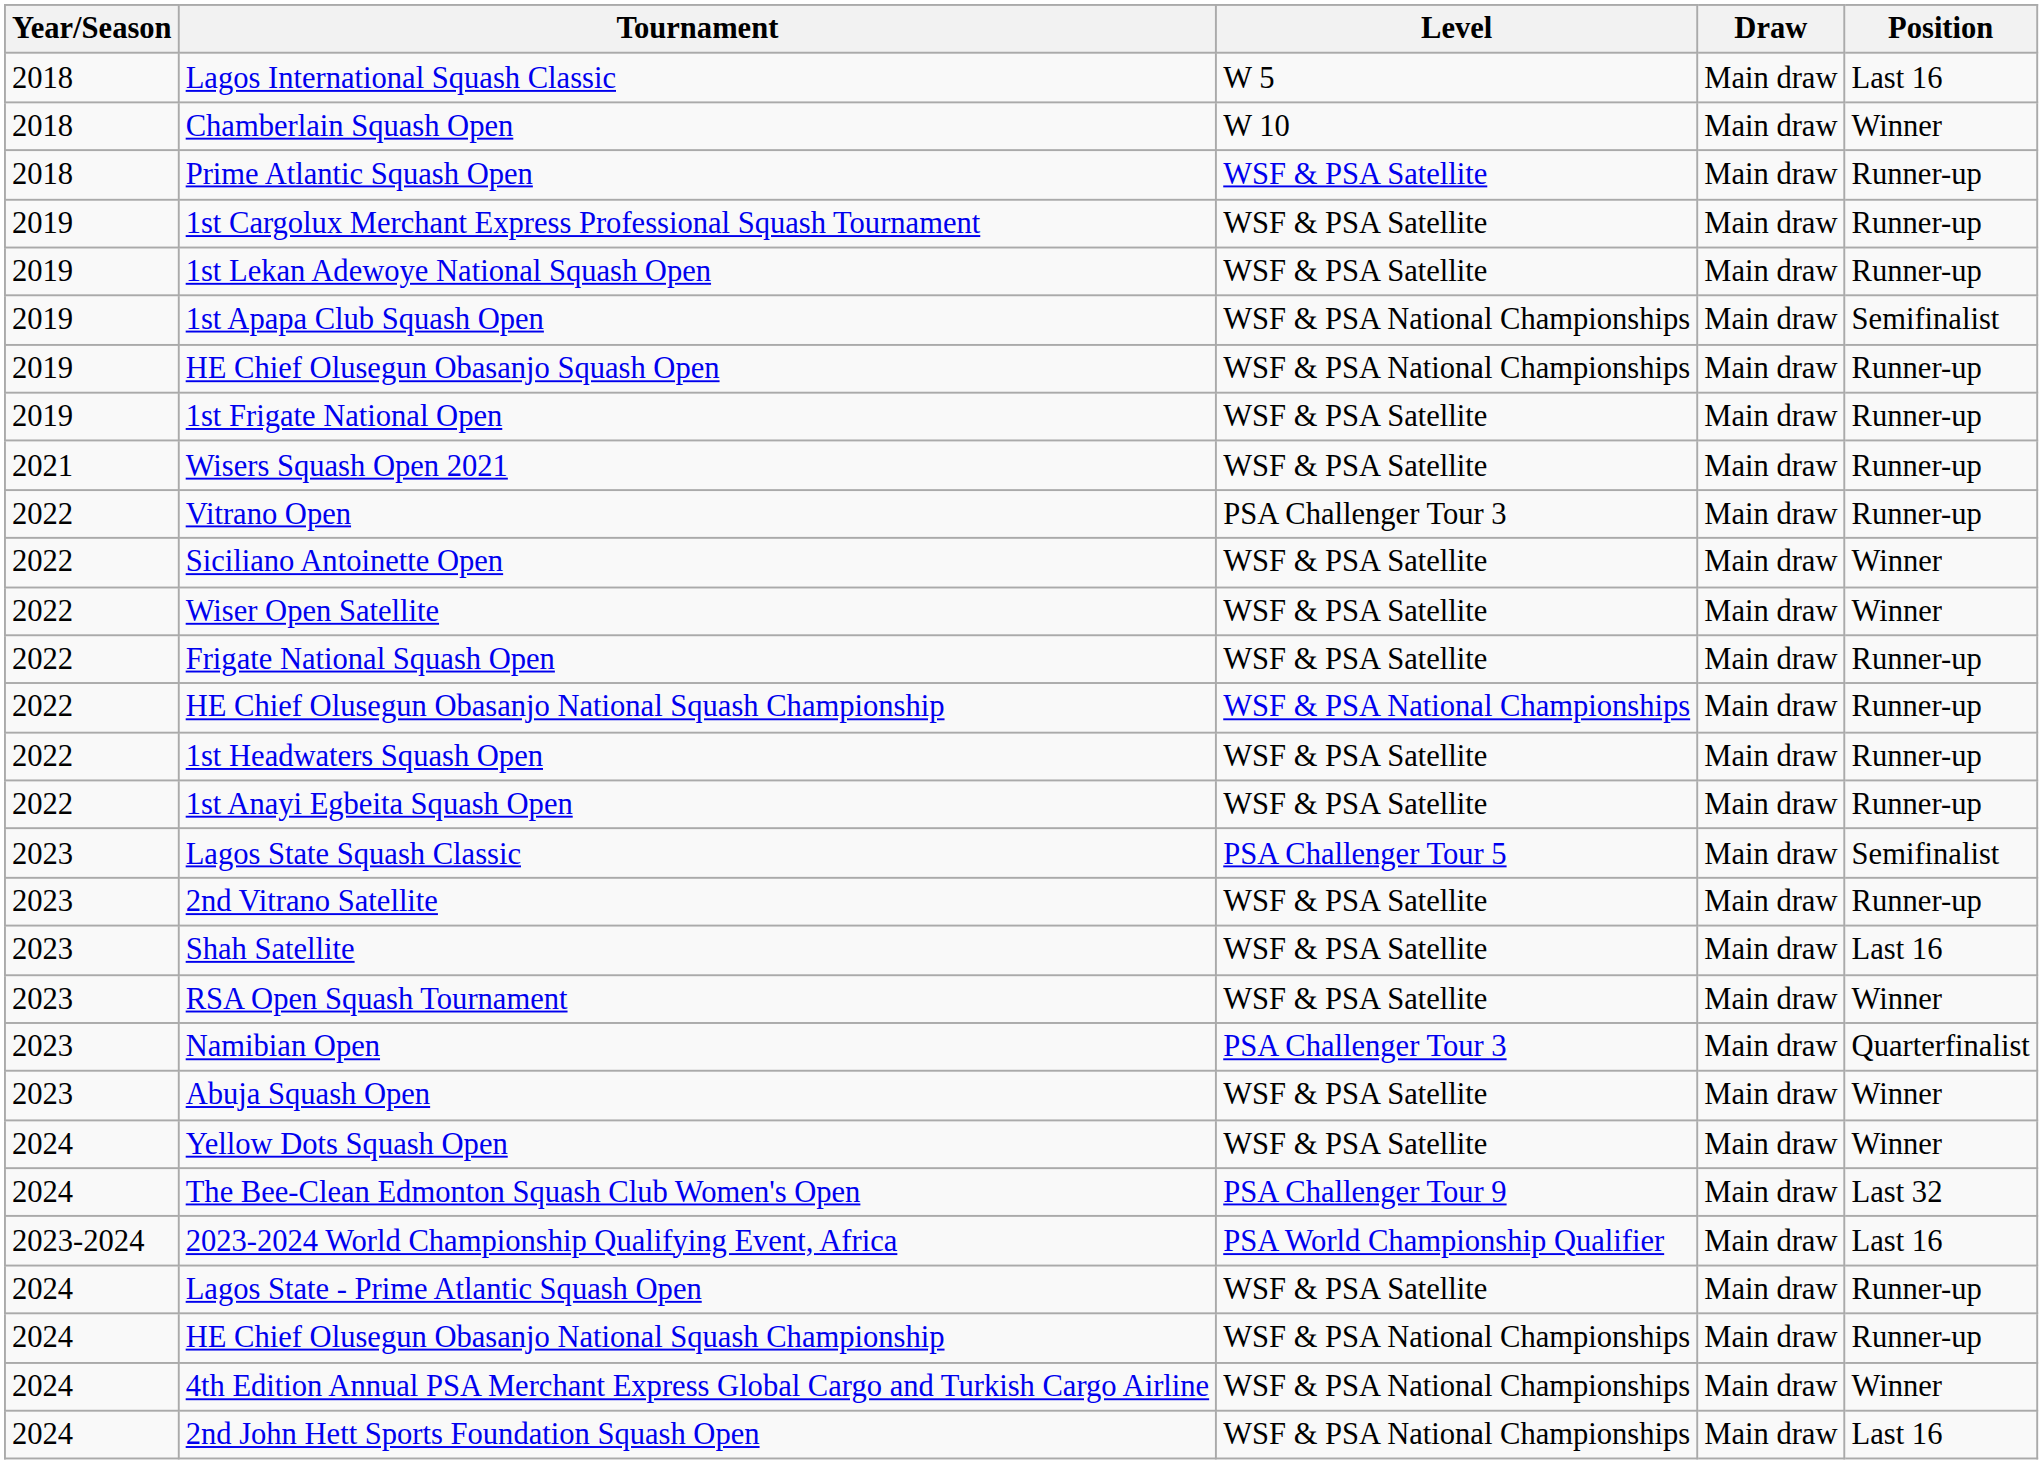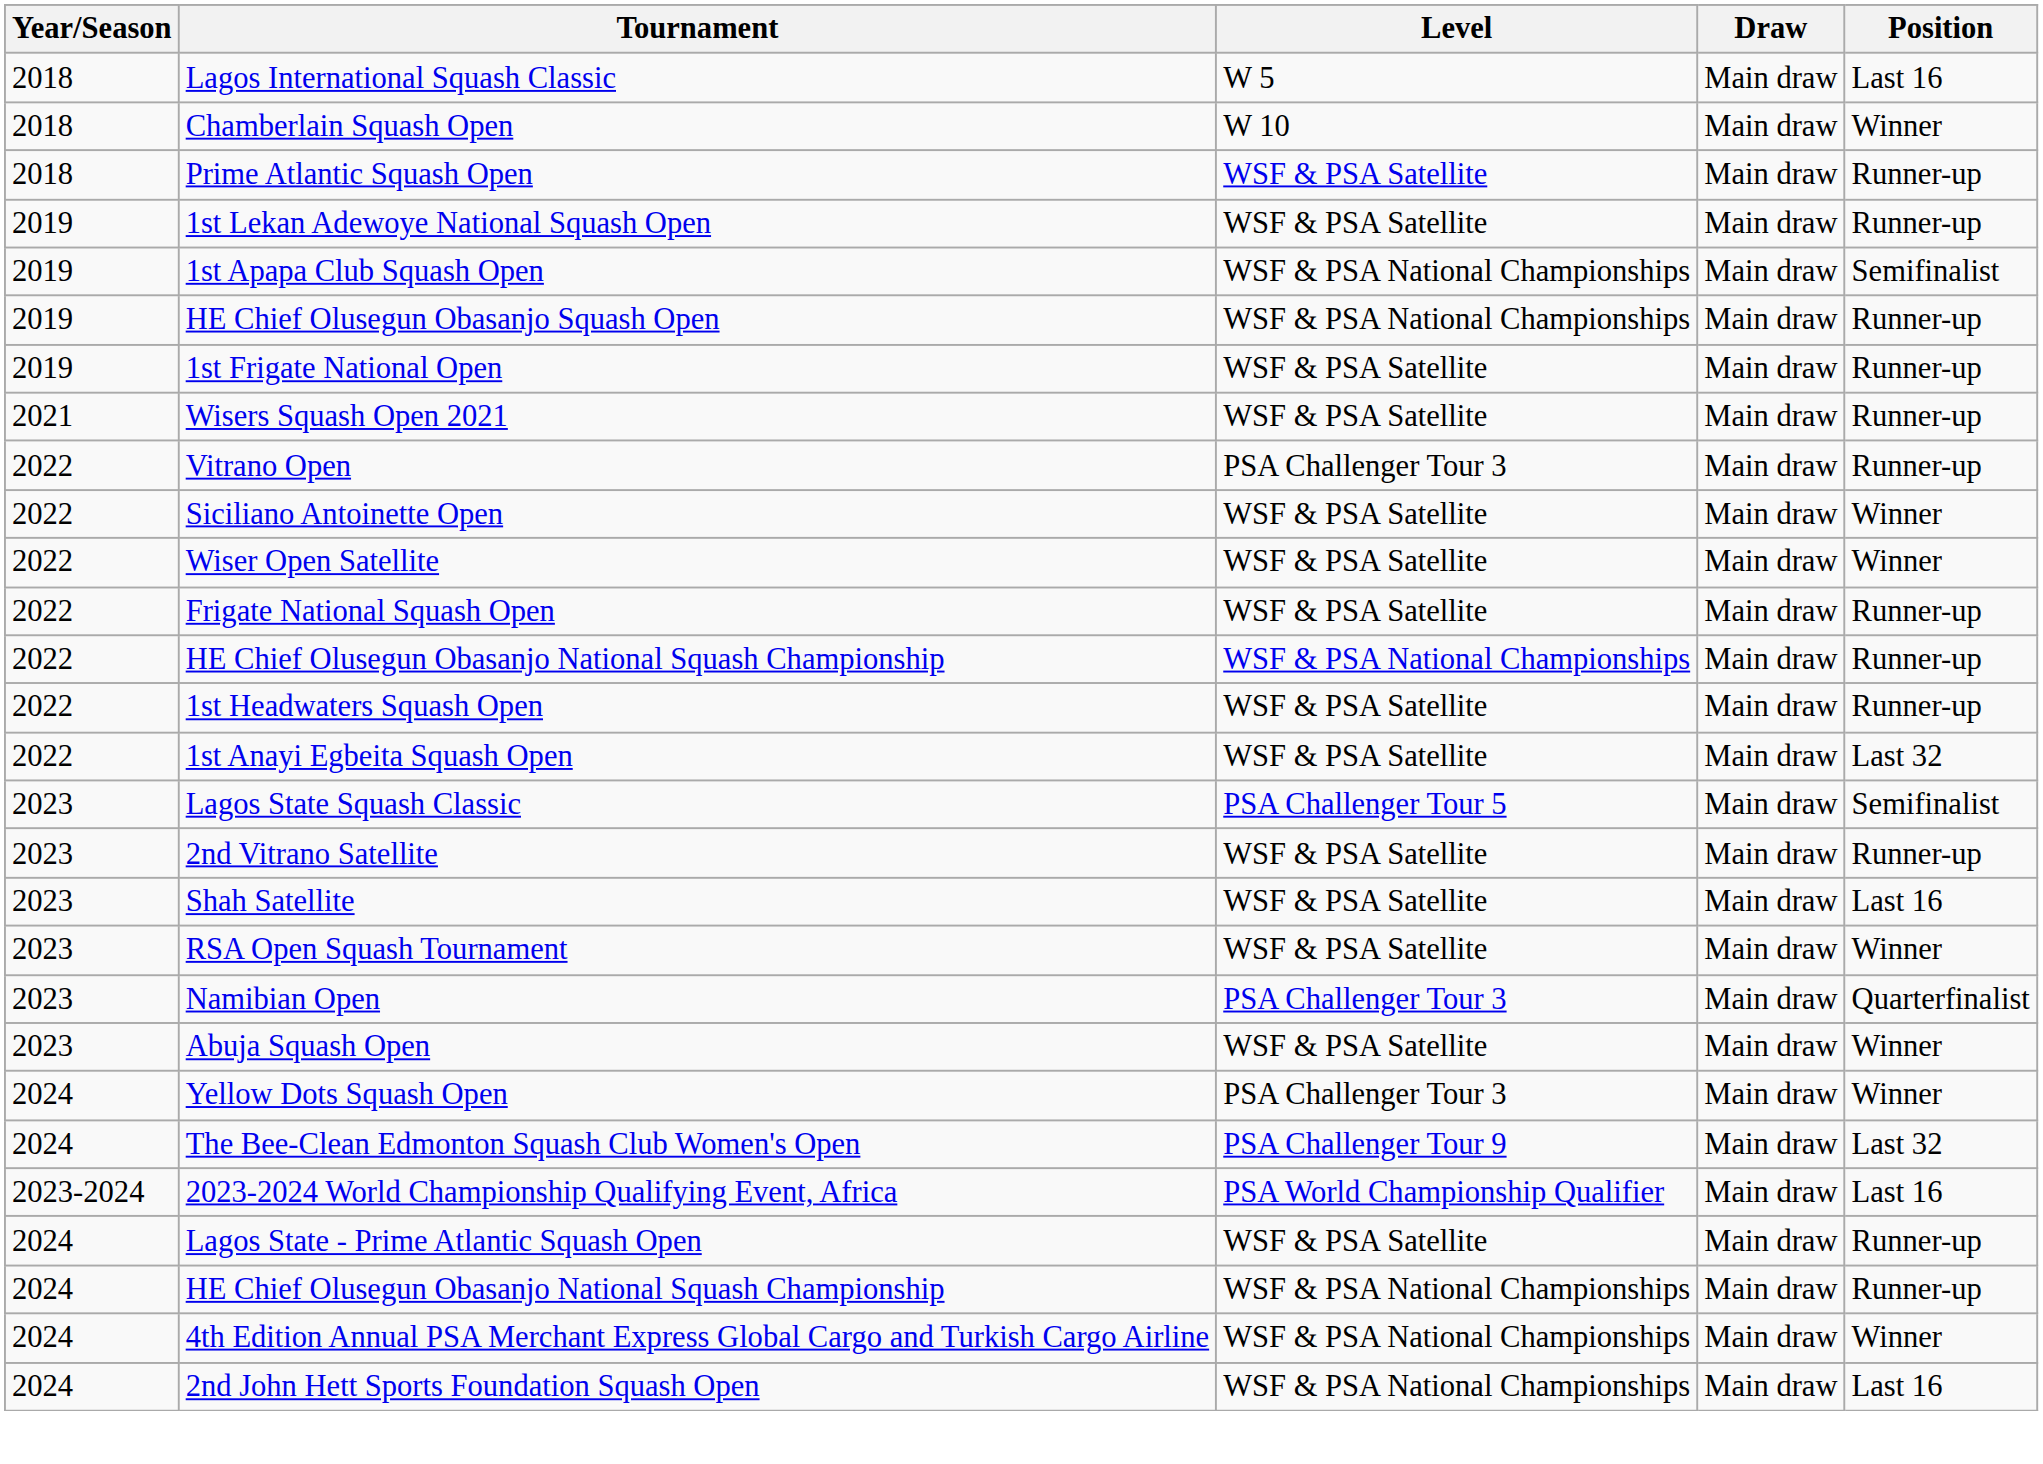- row: (43, 222)
(1917, 804) Runner-up -> (1897, 755) Last 32
(1355, 1143) WSF & PSA Satellite -> (1365, 1094) PSA Challenger Tour 3
